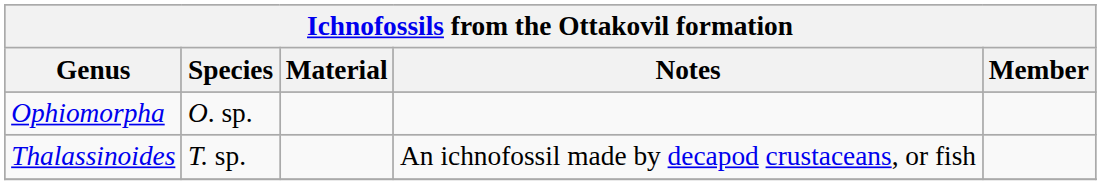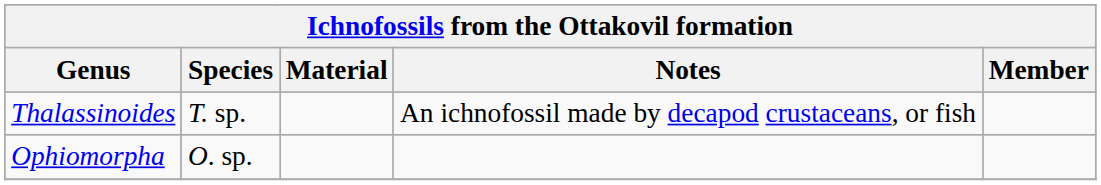rows swapped: (93, 156) <-> (88, 112)
